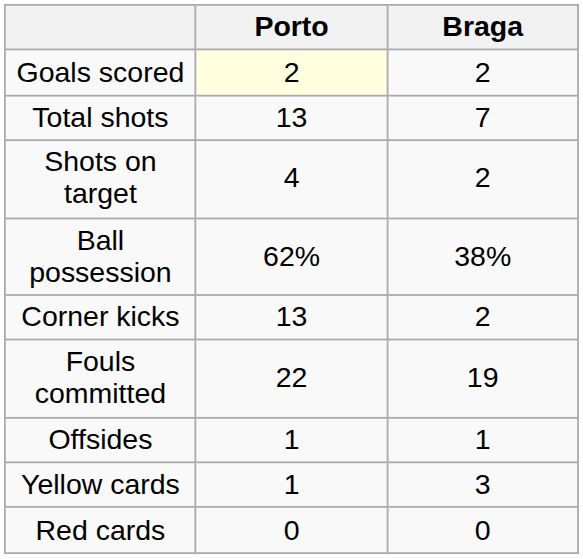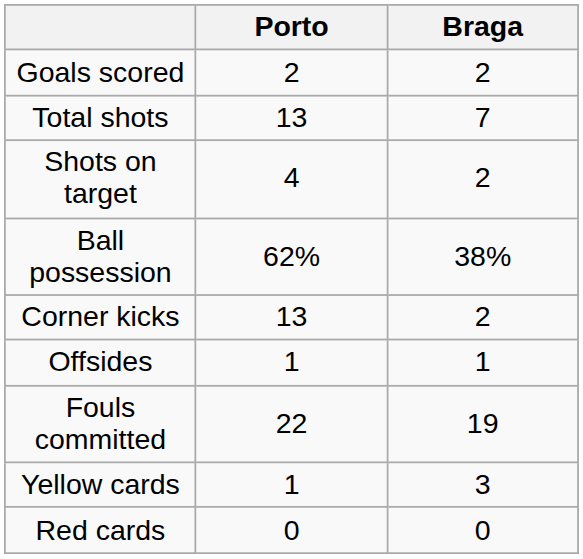(292, 72) lightyellow background -> (292, 72) no background
rows swapped: (100, 378) <-> (100, 439)
